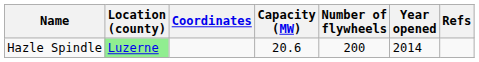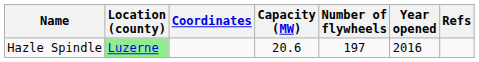(354, 48) 200 -> (354, 48) 197
(407, 48) 2014 -> (407, 48) 2016
